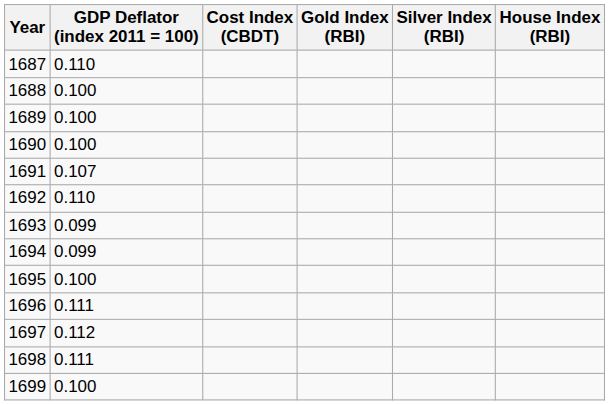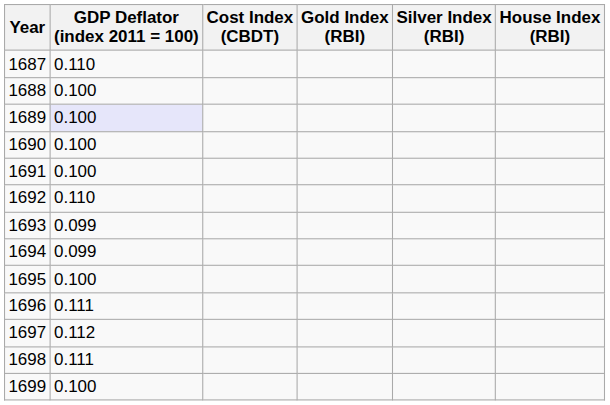(75, 117) no background -> (75, 117) lavender background
(75, 171) 0.107 -> (75, 171) 0.100
